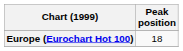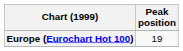(157, 38) 18 -> (157, 38) 19
